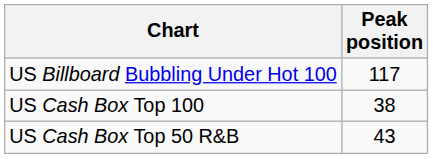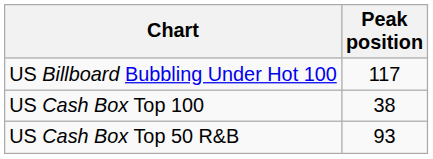(384, 136) 43 -> (384, 136) 93
